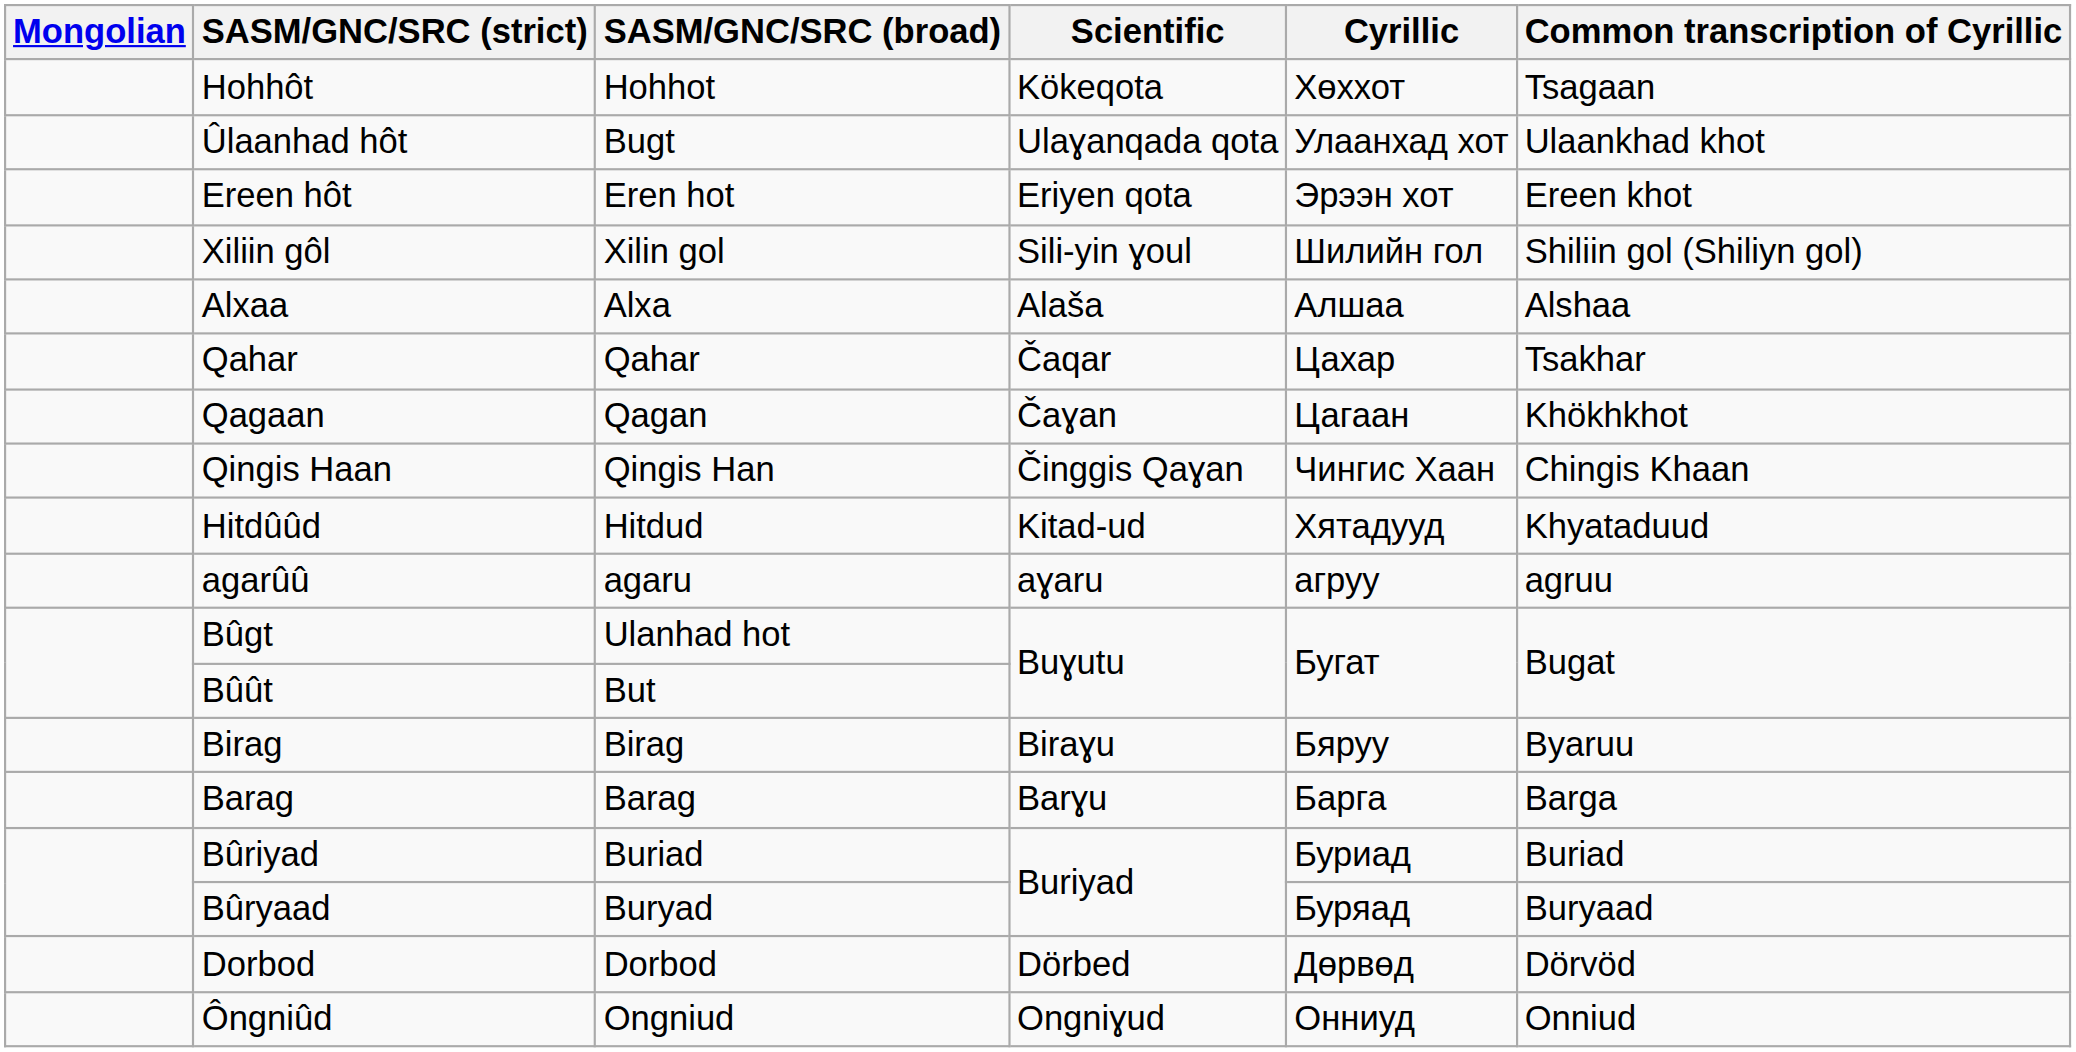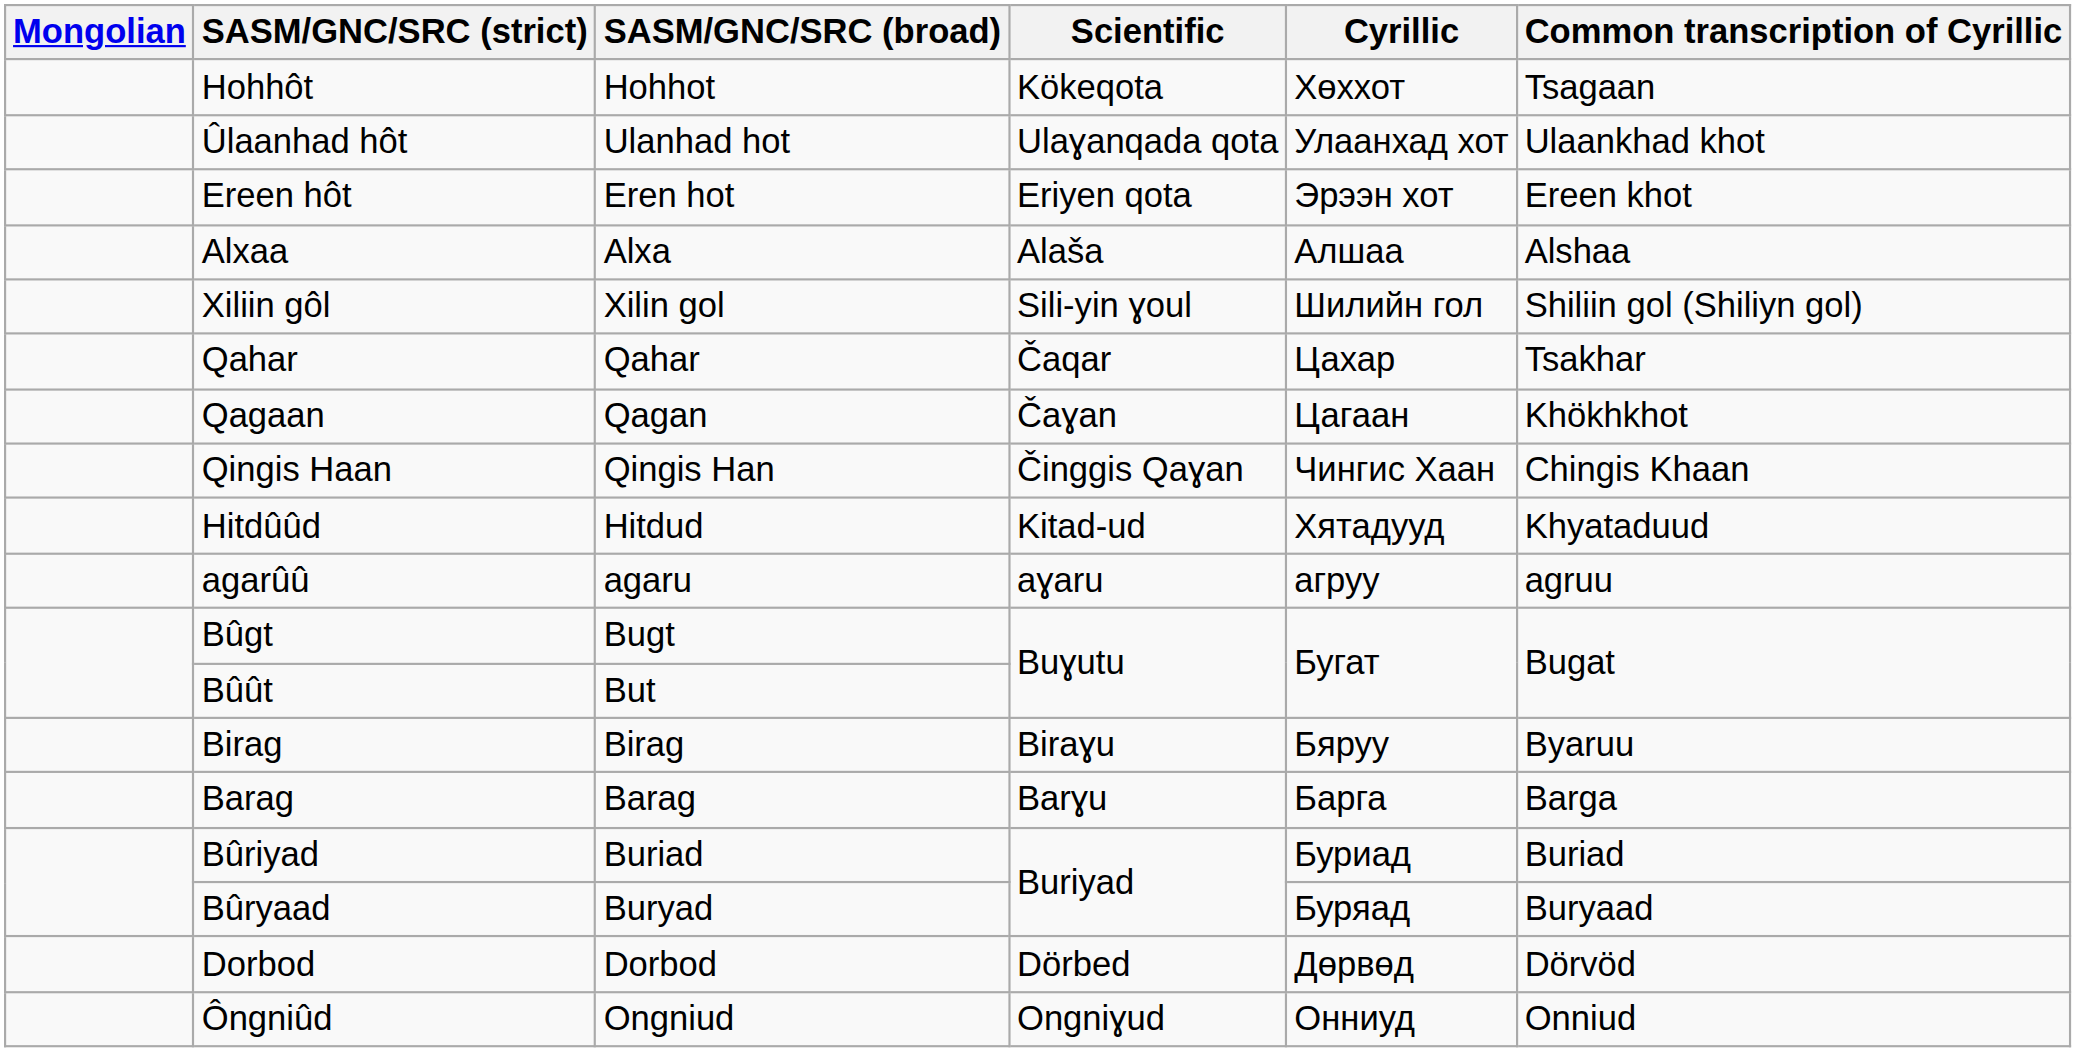(639, 141) Bugt -> (697, 141) Ulanhad hot
rows swapped: (266, 251) <-> (245, 305)
(697, 634) Ulanhad hot -> (639, 634) Bugt
